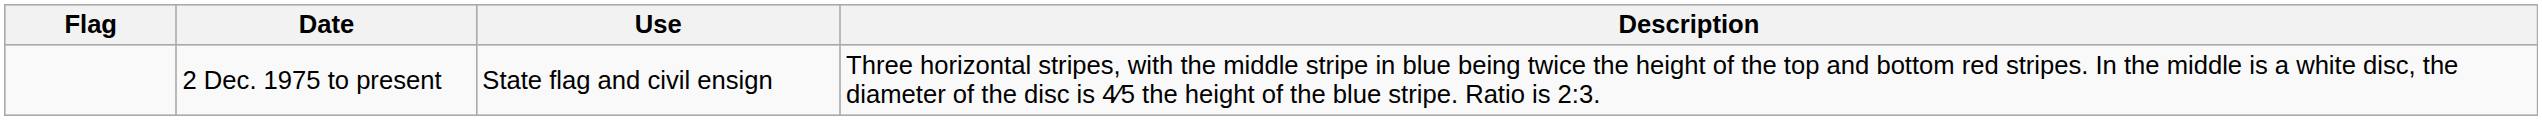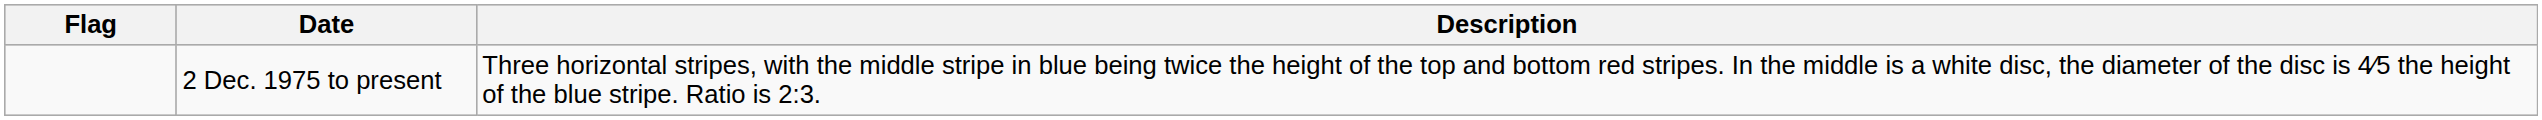- column: (658, 24)
